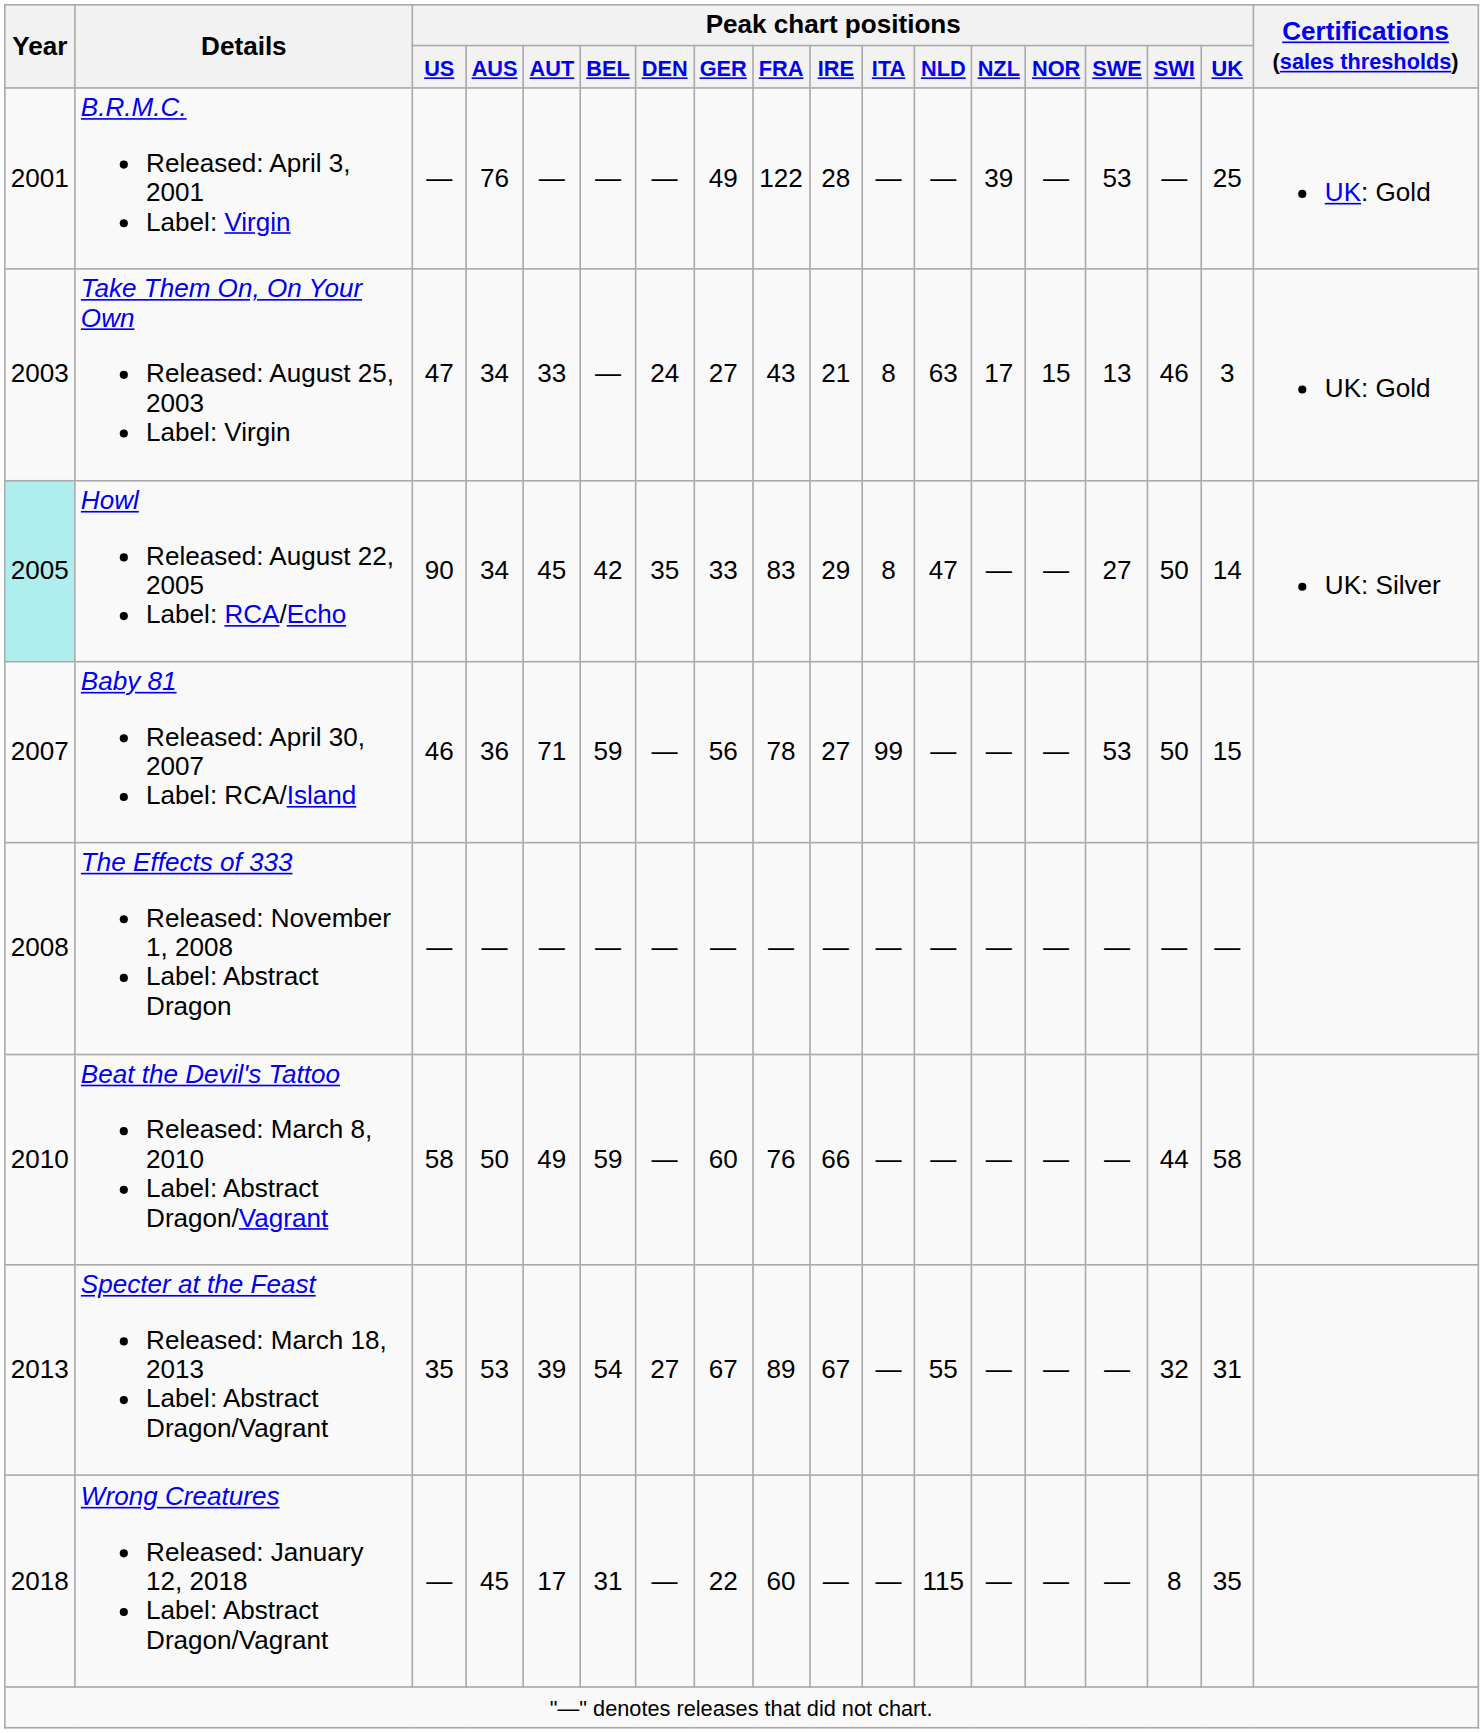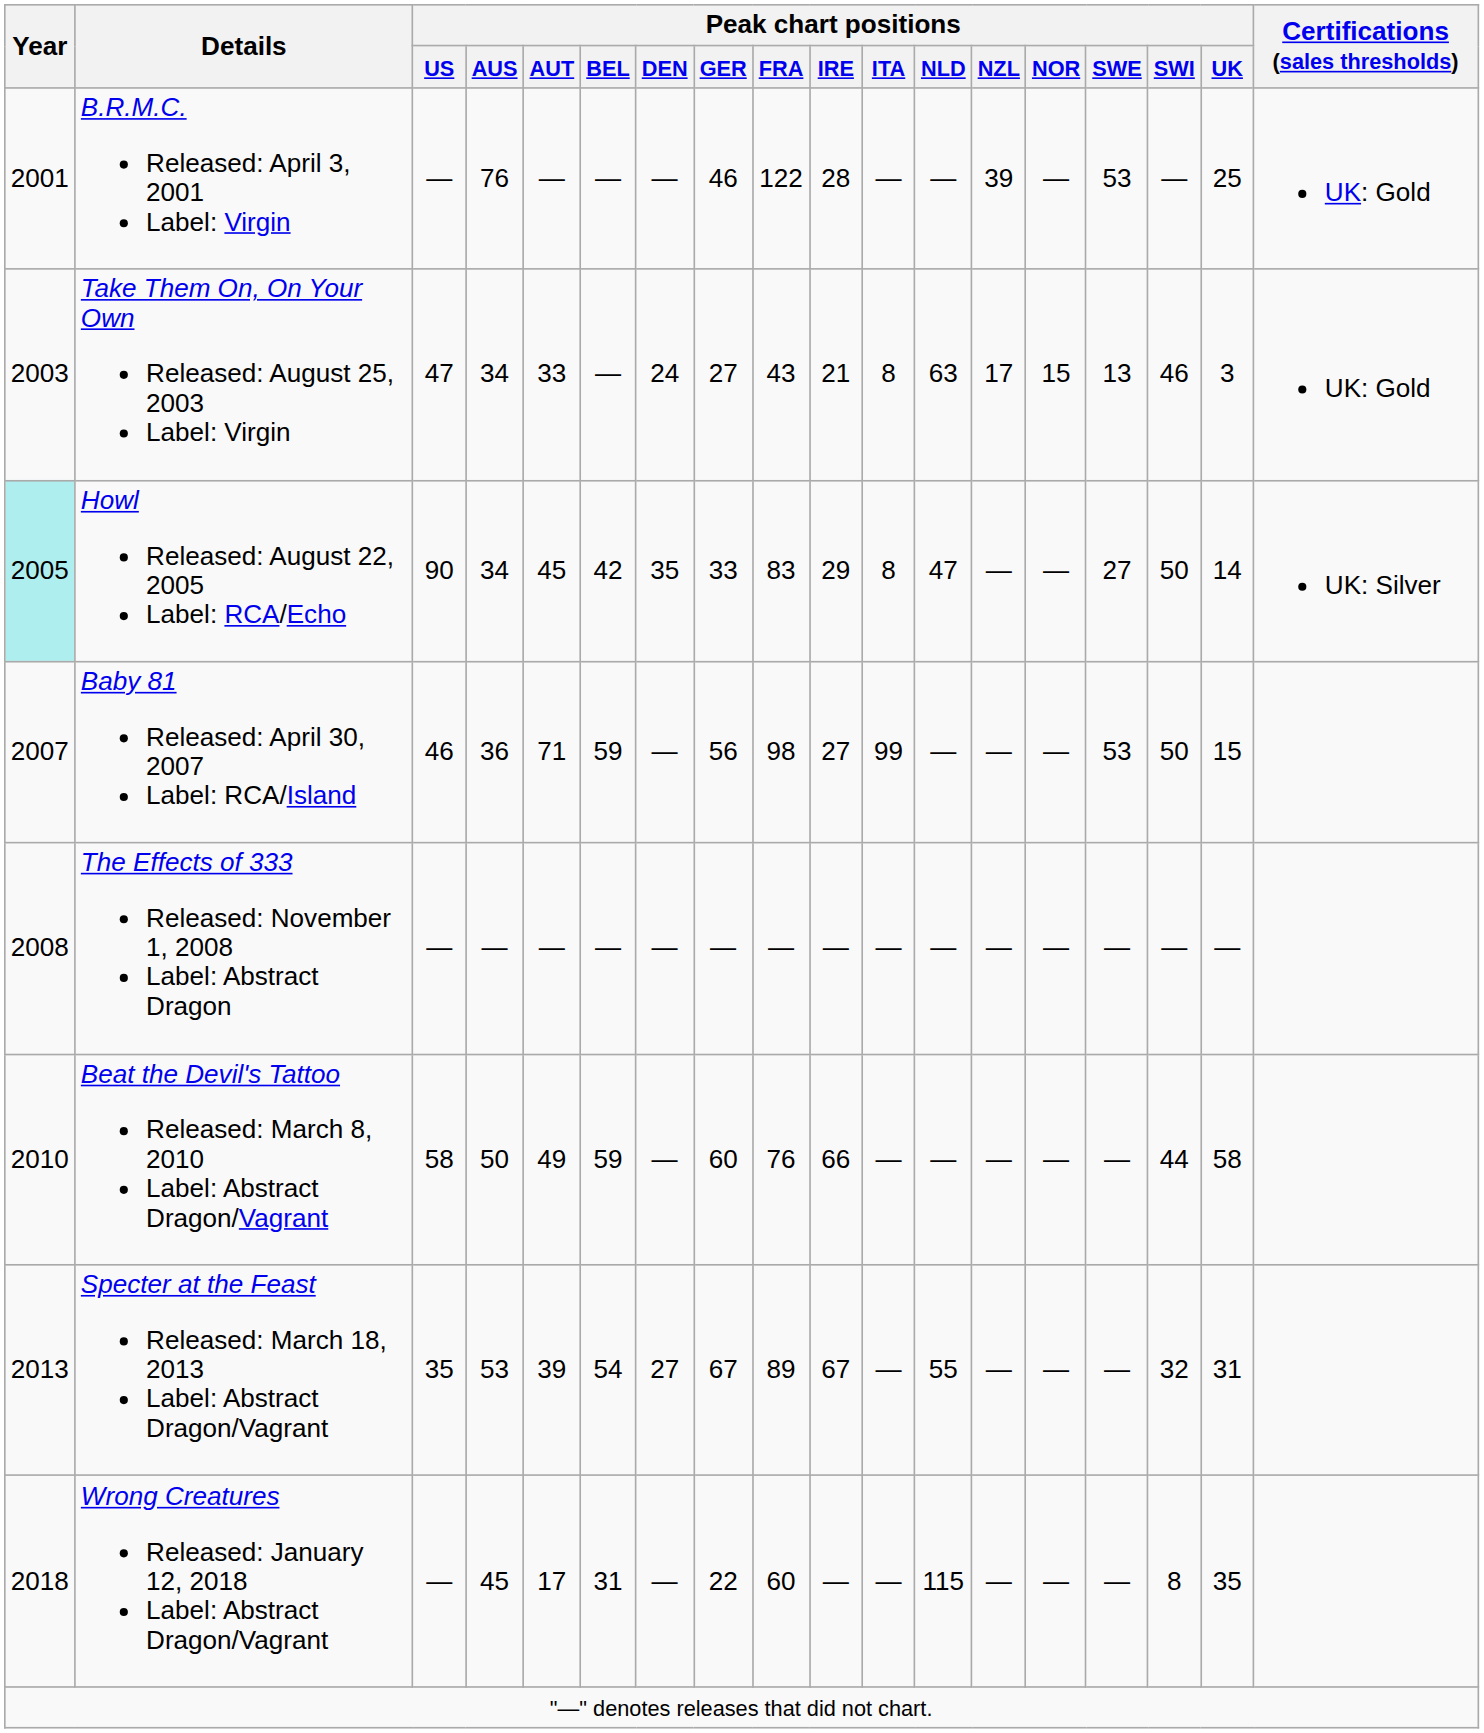(723, 177) 49 -> (723, 177) 46
(781, 751) 78 -> (781, 751) 98
